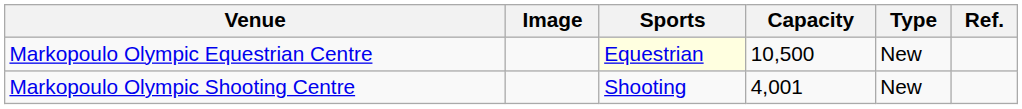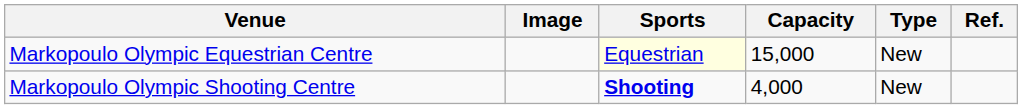(783, 53) 10,500 -> (783, 53) 15,000
(645, 86) normal -> (649, 86) bold
(777, 86) 4,001 -> (777, 86) 4,000
